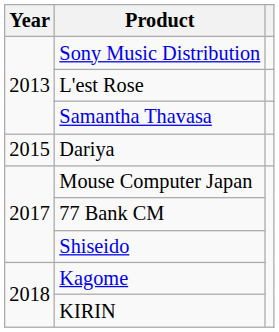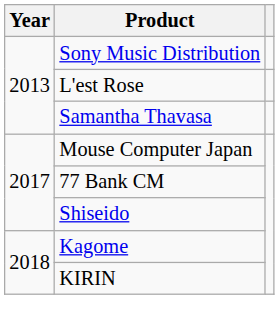- row: (87, 149)
